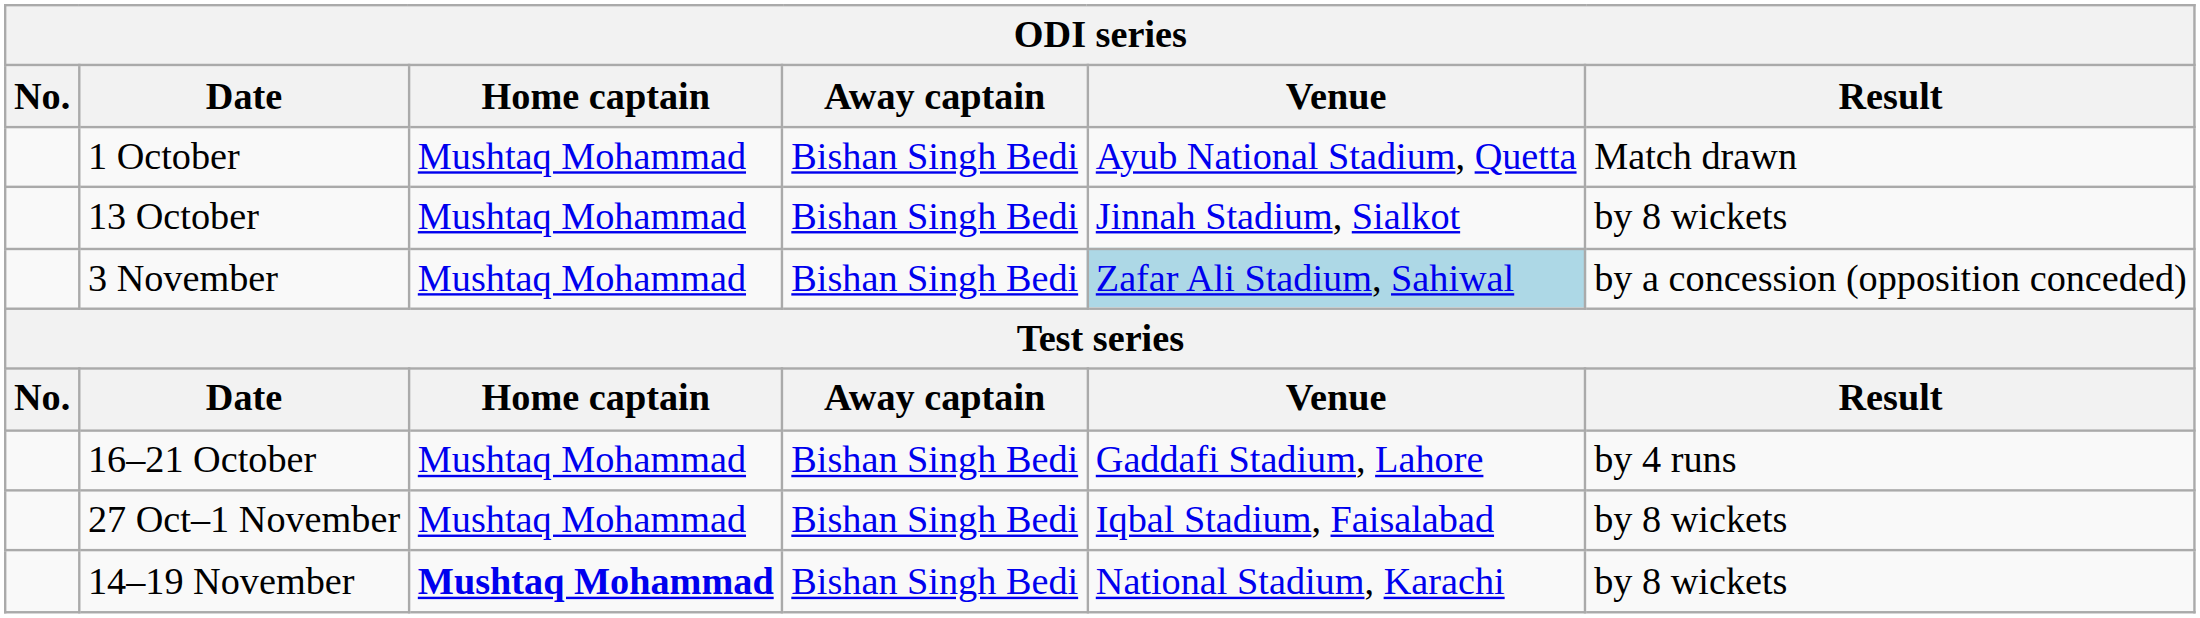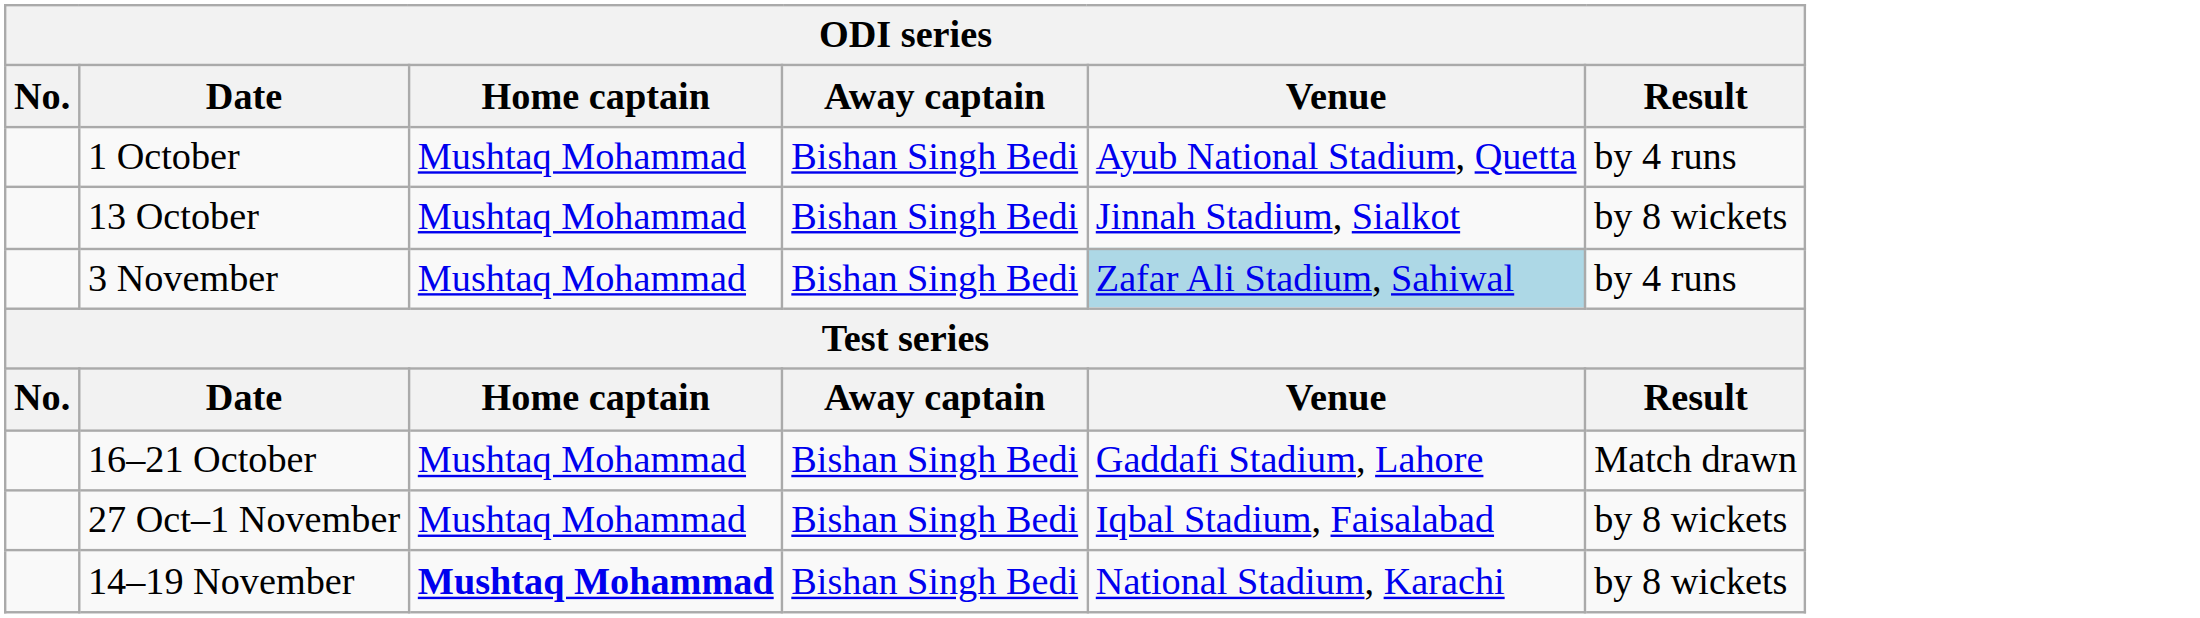(1696, 156) Match drawn -> (1665, 156) by 4 runs
(1890, 277) by a concession (opposition conceded) -> (1665, 277) by 4 runs
(1665, 459) by 4 runs -> (1696, 459) Match drawn
